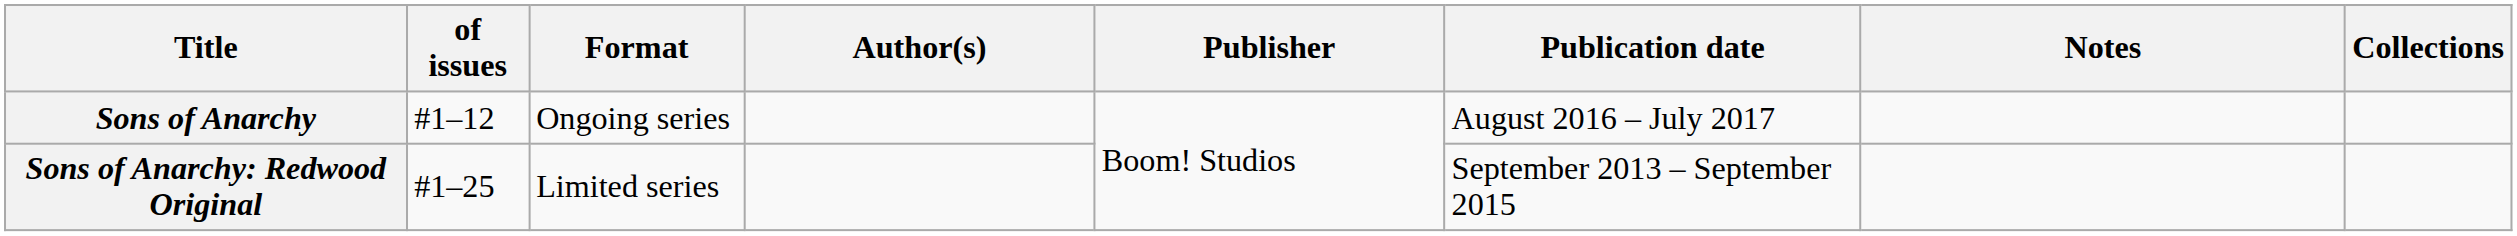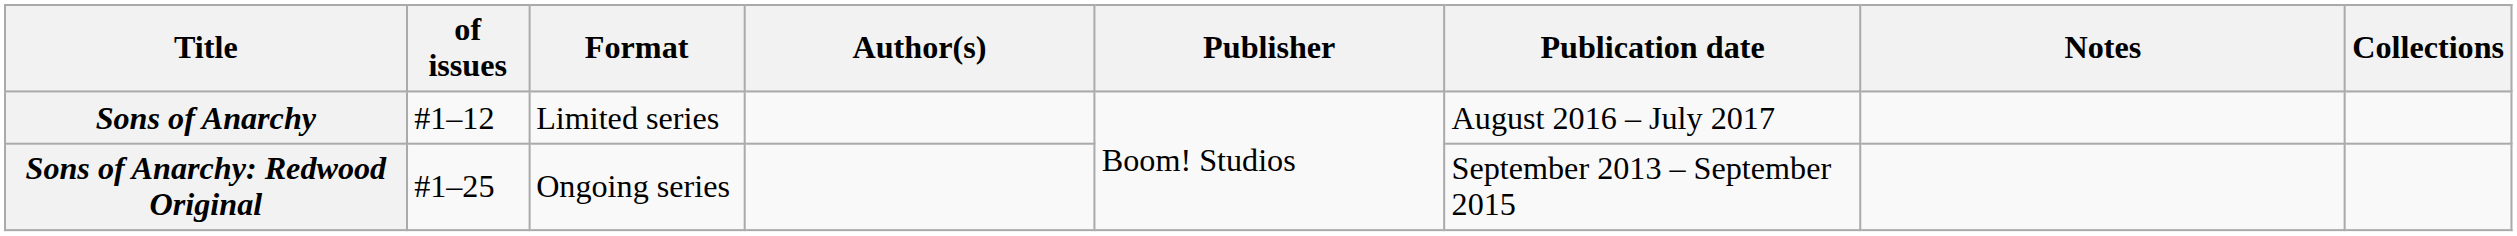(633, 117) Ongoing series -> (628, 117) Limited series
(628, 186) Limited series -> (633, 186) Ongoing series
